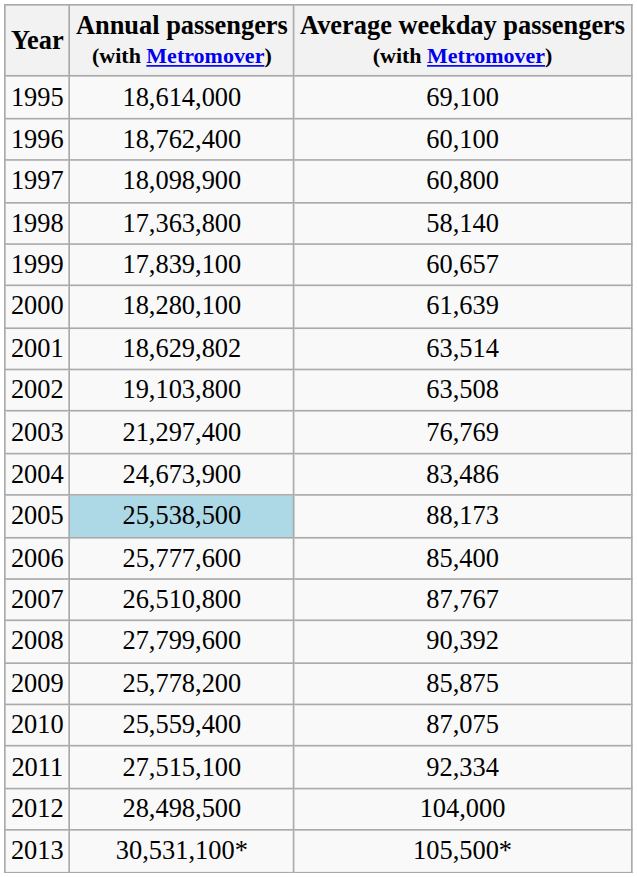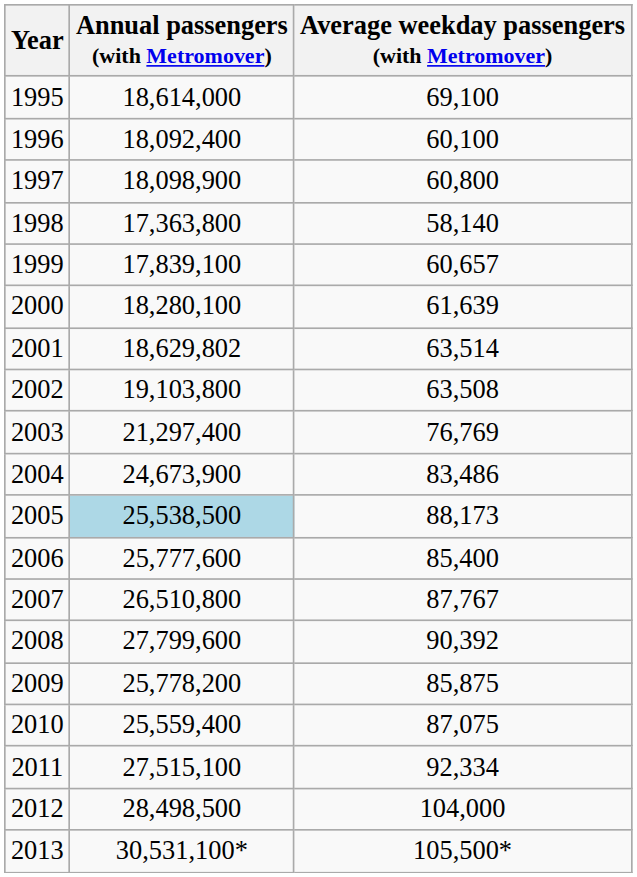(182, 138) 18,762,400 -> (182, 138) 18,092,400
